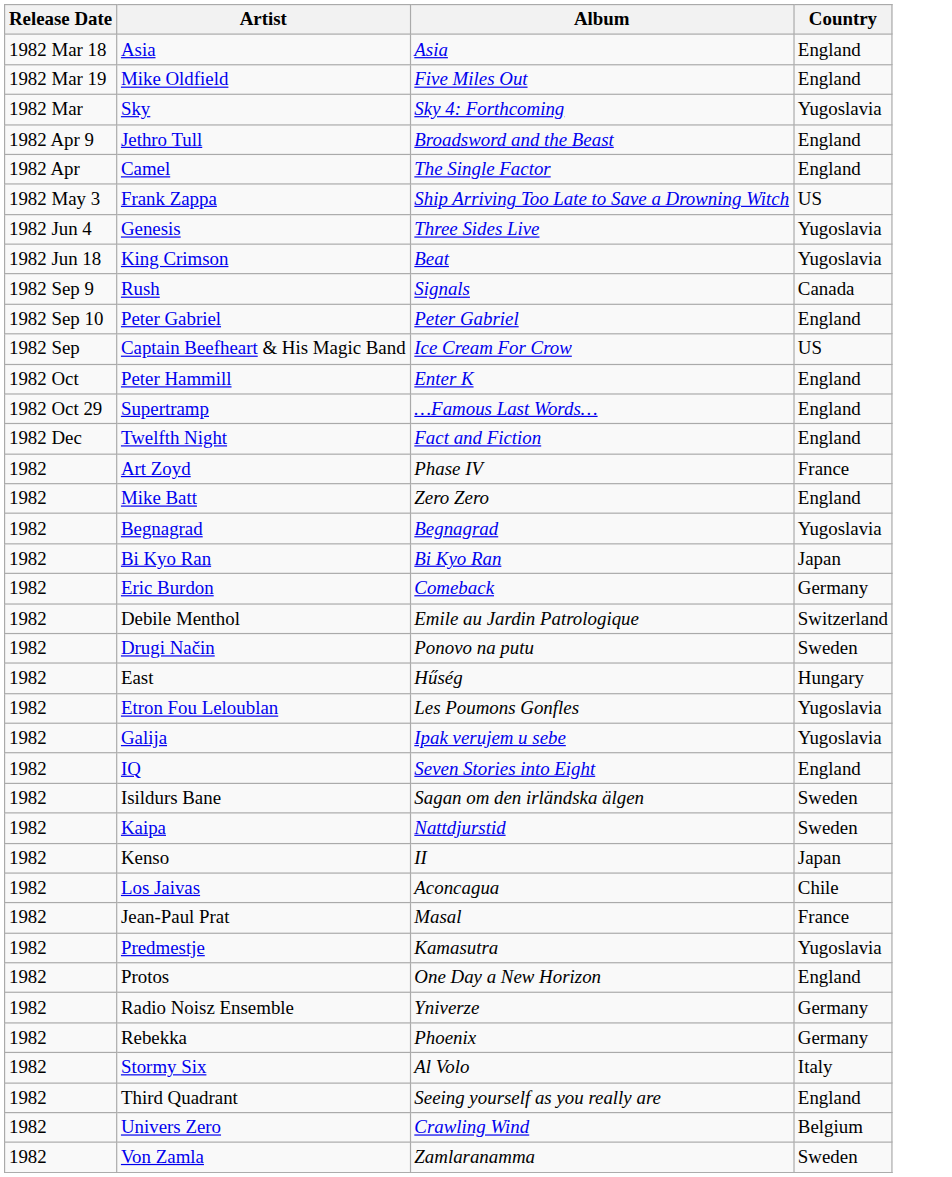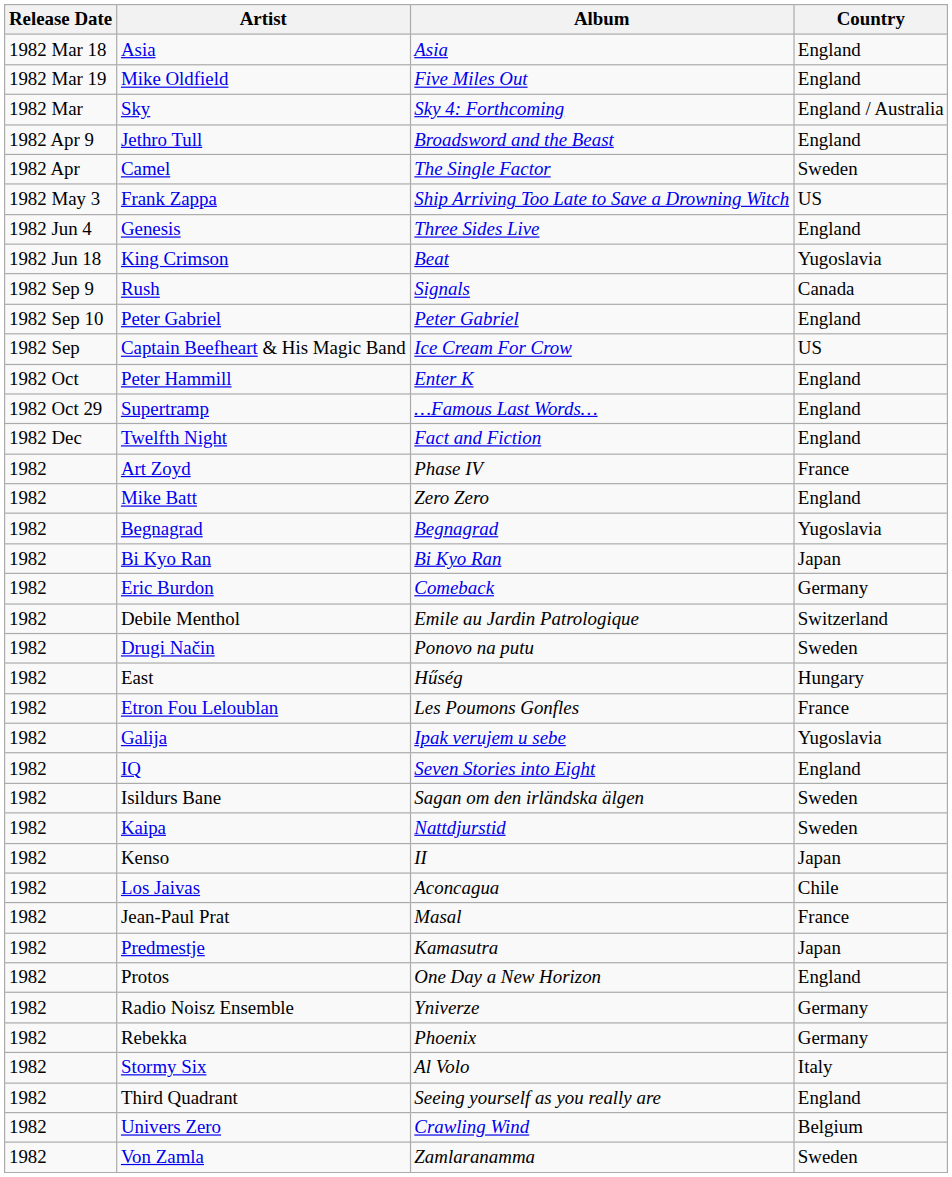(840, 109) Yugoslavia -> (871, 109) England / Australia
(829, 169) England -> (828, 169) Sweden
(840, 229) Yugoslavia -> (829, 229) England
(840, 708) Yugoslavia -> (824, 708) France
(840, 947) Yugoslavia -> (819, 947) Japan
